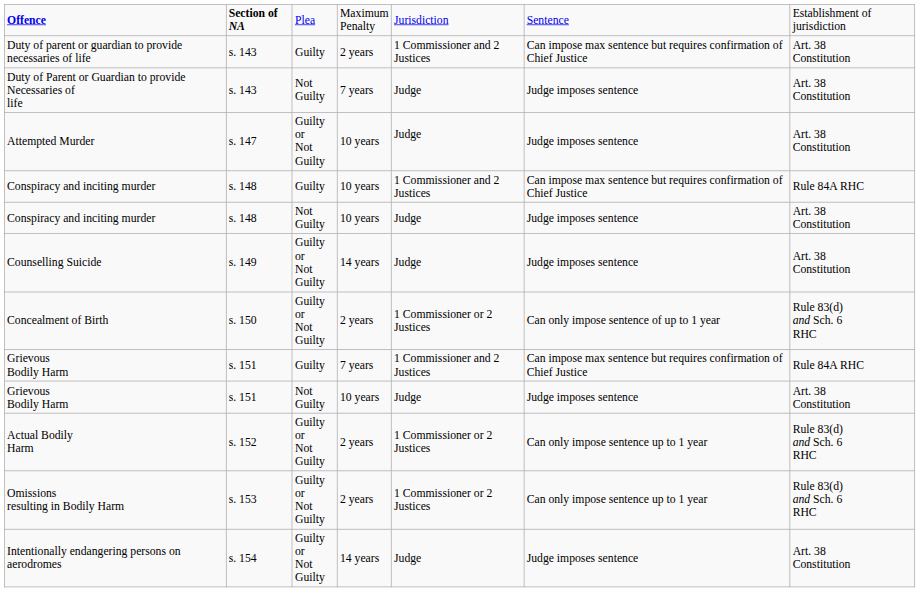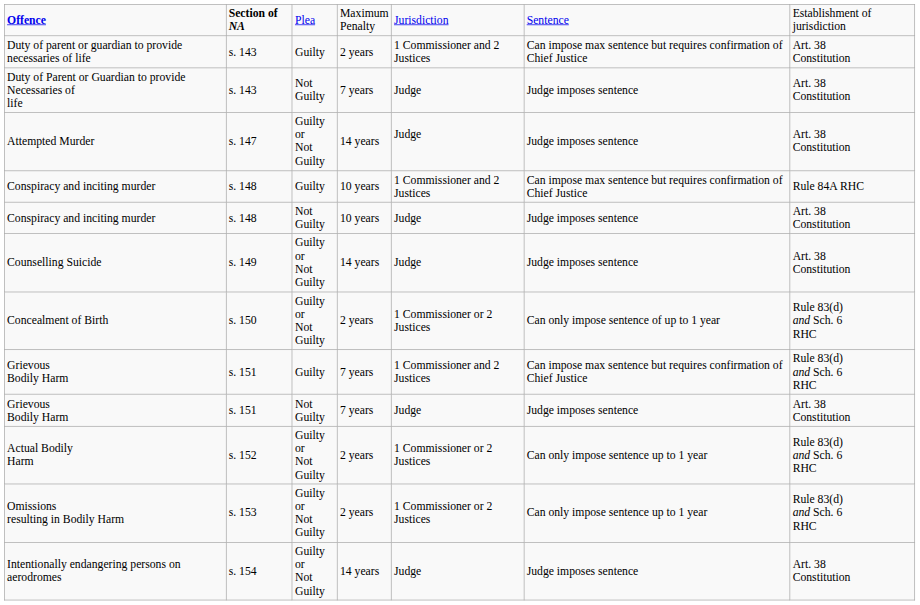(360, 141) 10 years -> (360, 141) 14 years
(828, 365) Rule 84A RHC -> (818, 372) Rule 83(d) and Sch. 6 RHC
(360, 397) 10 years -> (357, 410) 7 years
